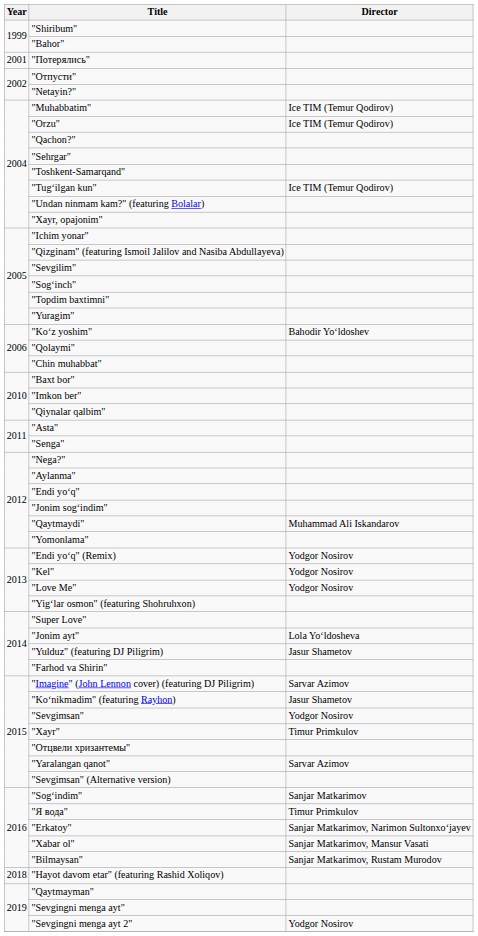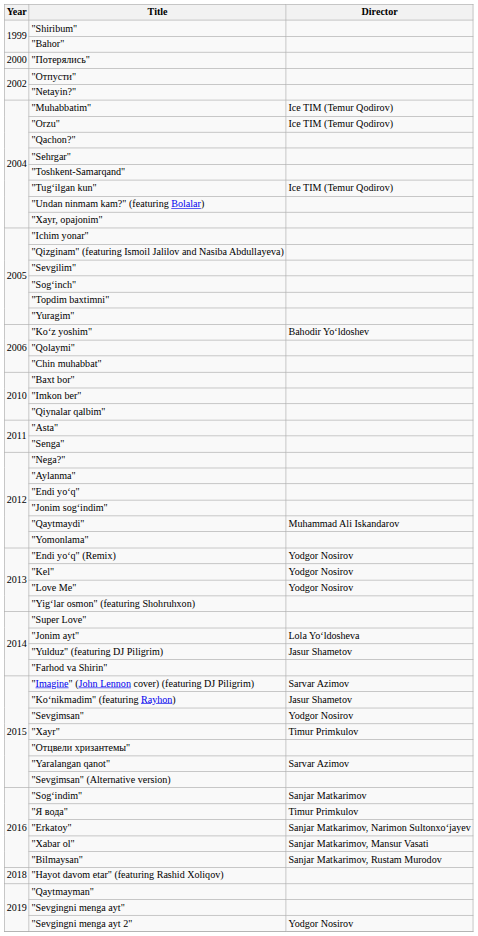(17, 60) 2001 -> (17, 60) 2000
